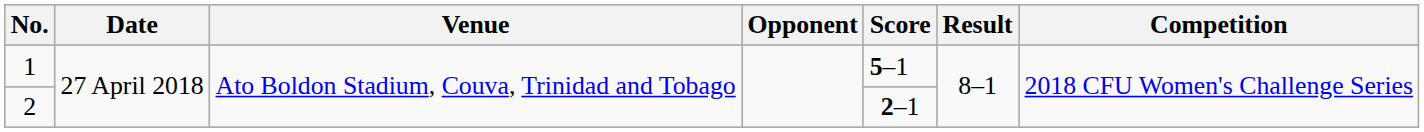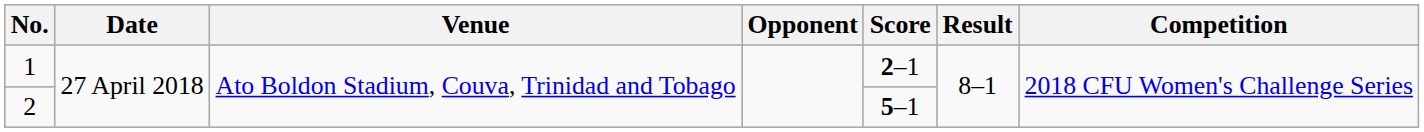(889, 65) 5–1 -> (900, 65) 2–1
(900, 106) 2–1 -> (900, 106) 5–1
